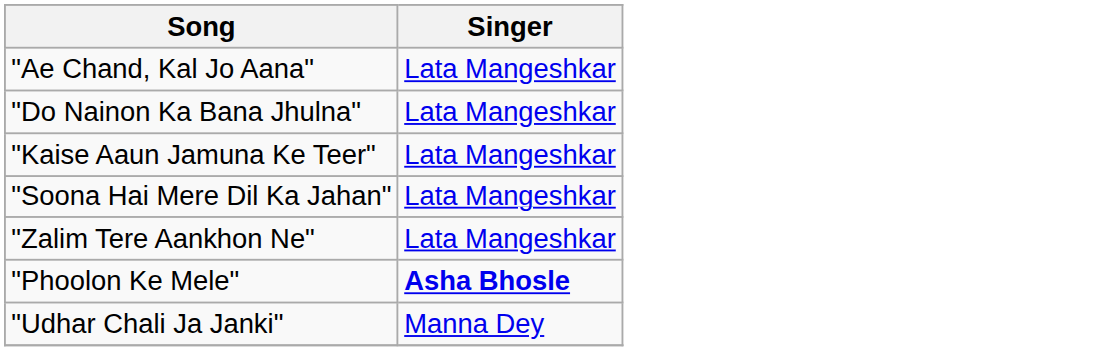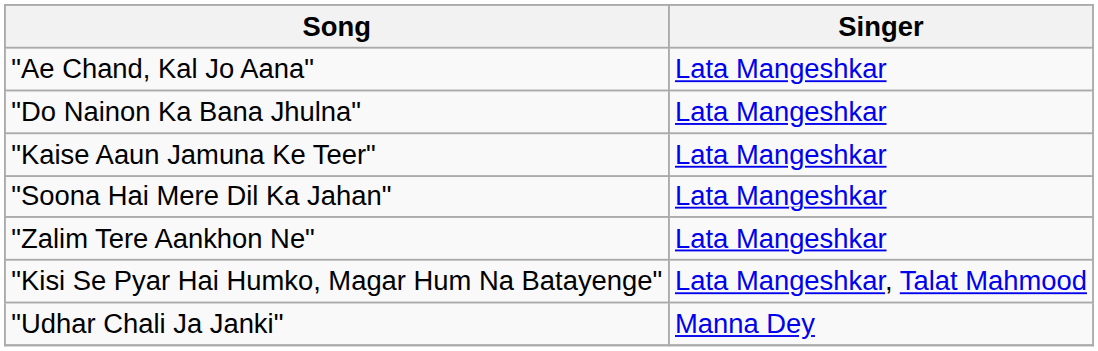+ row: (337, 281)
- row: (125, 281)
